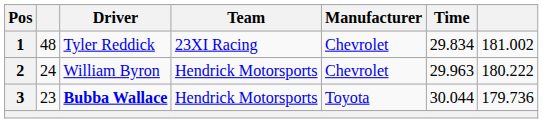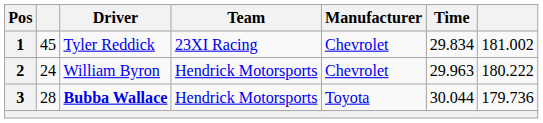(48, 44) 48 -> (48, 44) 45
(48, 97) 23 -> (48, 97) 28
